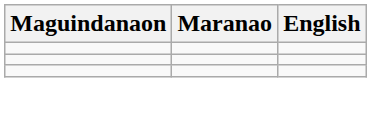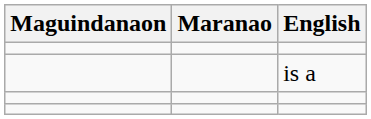+ row: (88, 73)
